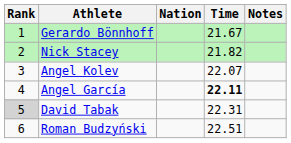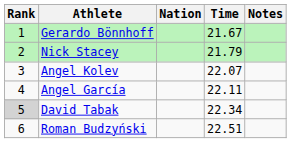(225, 52) 21.82 -> (225, 52) 21.79
(225, 90) bold -> (225, 90) normal
(225, 109) 22.31 -> (225, 109) 22.34
